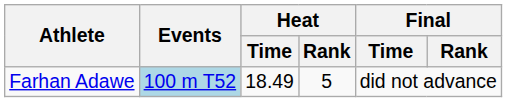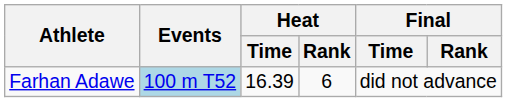(270, 82) 18.49 -> (270, 82) 16.39
(327, 82) 5 -> (327, 82) 6
